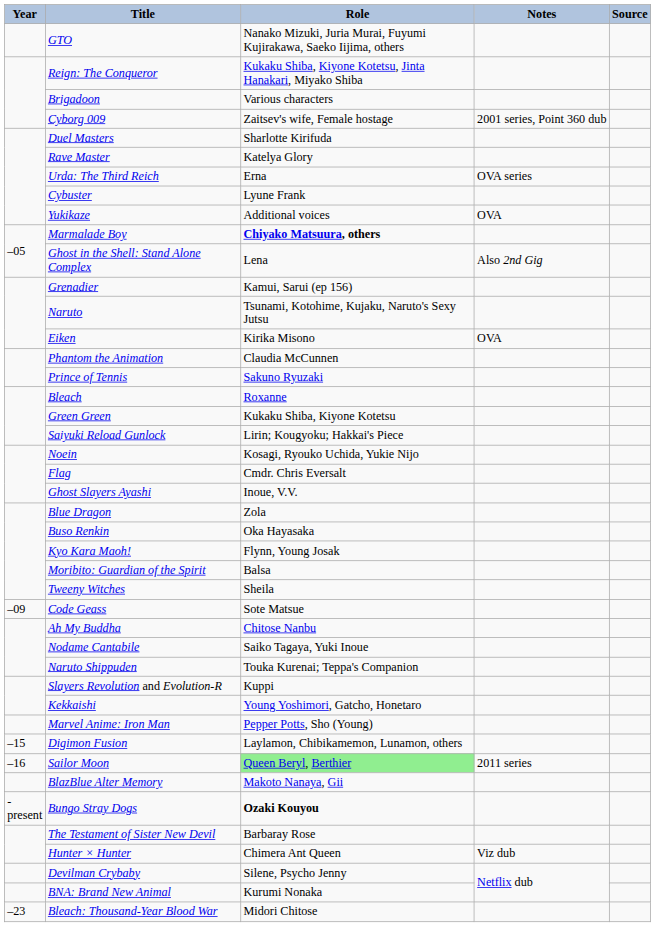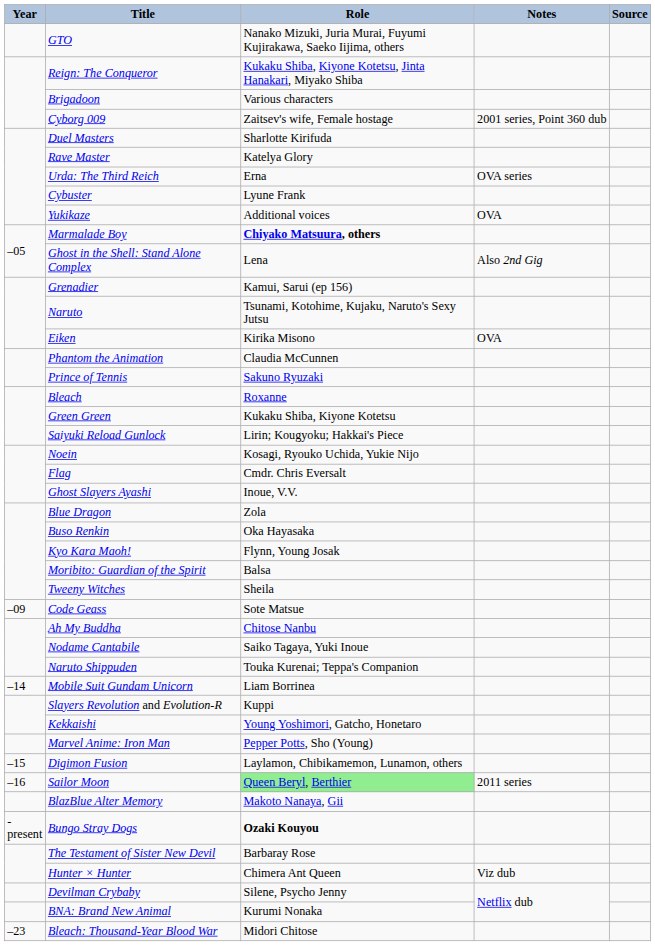+ row: (120, 685)
